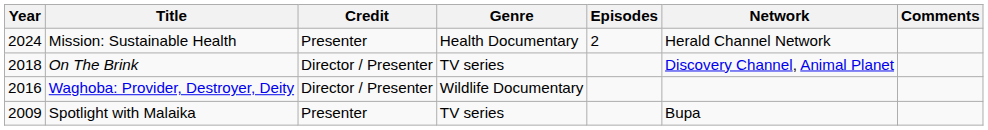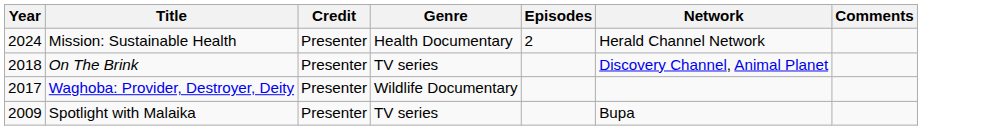(367, 64) Director / Presenter -> (334, 64) Presenter
(25, 88) 2016 -> (25, 88) 2017
(367, 88) Director / Presenter -> (334, 88) Presenter
